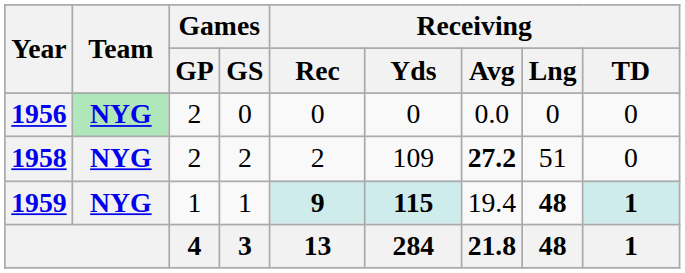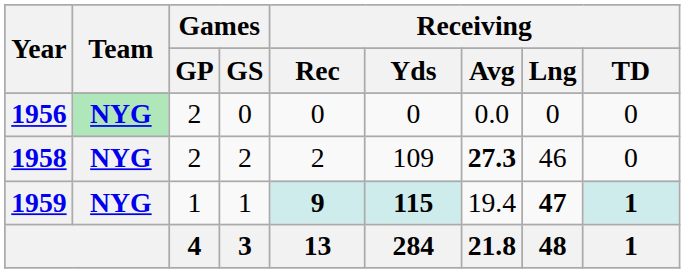(492, 158) 27.2 -> (492, 158) 27.3
(553, 158) 51 -> (553, 158) 46
(553, 202) 48 -> (553, 202) 47
